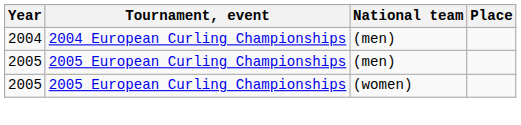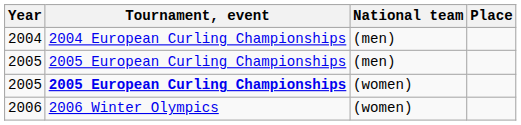(198, 85) normal -> (198, 85) bold
+ row: (25, 108)
